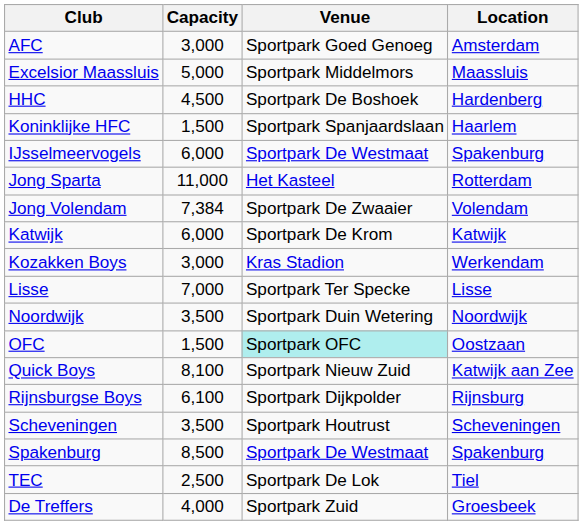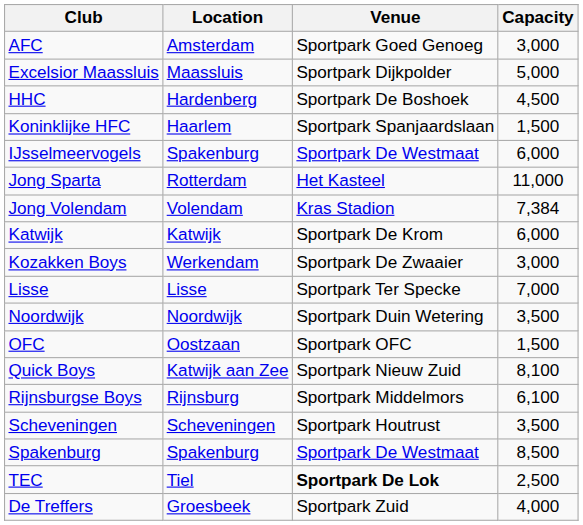columns swapped: (513, 18) <-> (202, 18)
(330, 72) Sportpark Middelmors -> (374, 72) Sportpark Dijkpolder
(329, 208) Sportpark De Zwaaier -> (345, 208) Kras Stadion
(295, 262) Kras Stadion -> (380, 262) Sportpark De Zwaaier
(304, 343) paleturquoise background -> (354, 343) no background
(324, 398) Sportpark Dijkpolder -> (380, 398) Sportpark Middelmors
(313, 479) normal -> (368, 479) bold
